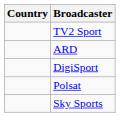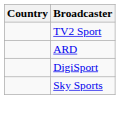- row: (67, 85)
